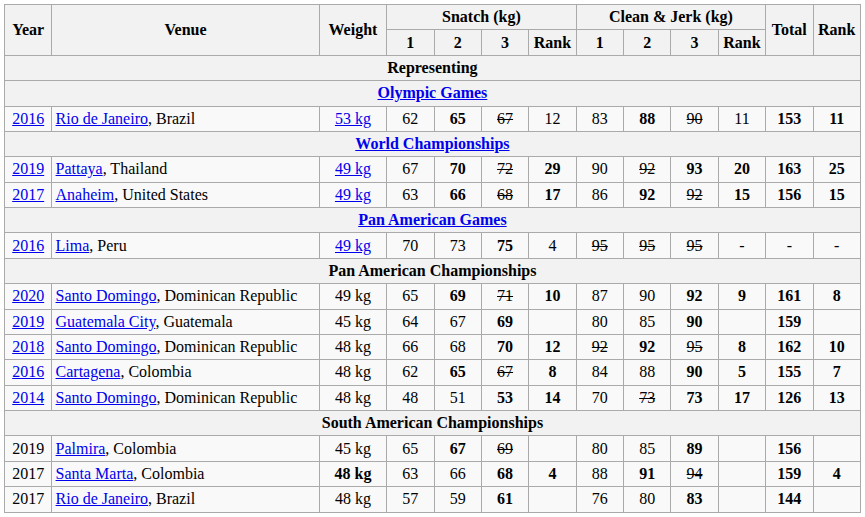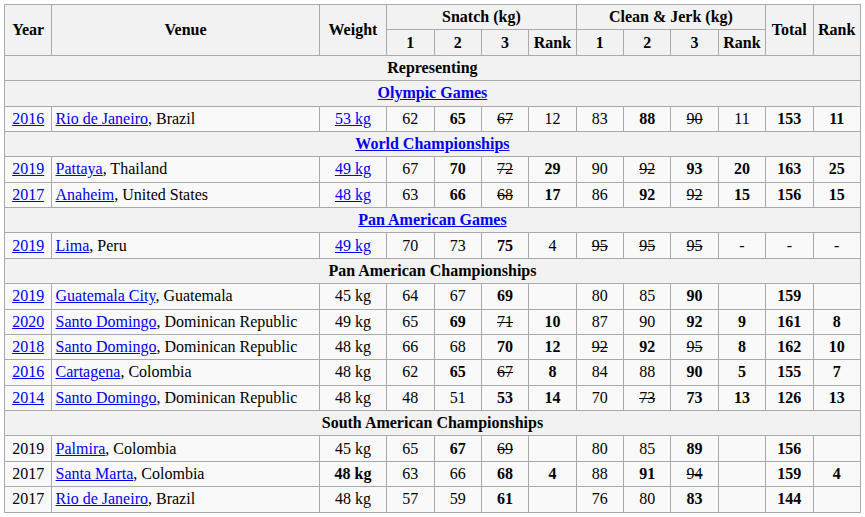(353, 194) 49 kg -> (353, 194) 48 kg
(28, 245) 2016 -> (28, 245) 2019
rows swapped: (176, 296) <-> (144, 321)
(742, 397) 17 -> (742, 397) 13
